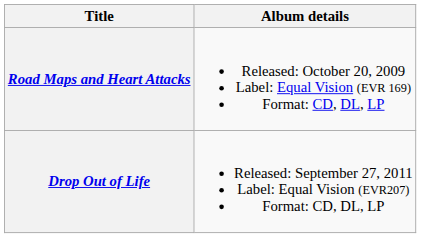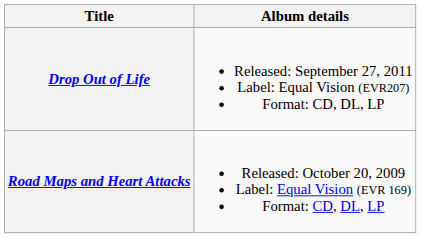rows swapped: (99, 79) <-> (99, 181)
